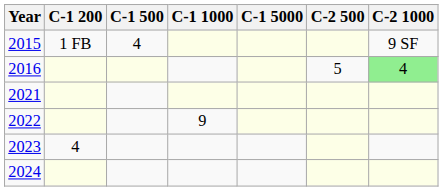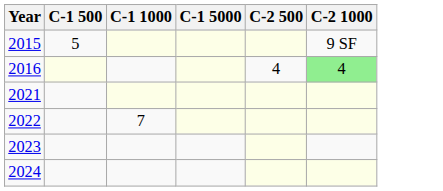- column: (75, 17)
(137, 43) 4 -> (75, 43) 5
(338, 69) 5 -> (276, 69) 4
(202, 120) 9 -> (141, 120) 7
